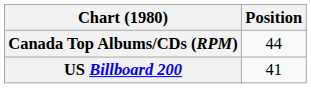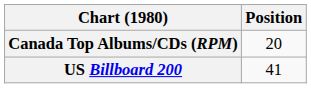(274, 43) 44 -> (274, 43) 20
